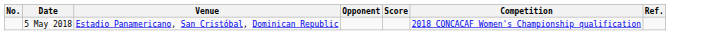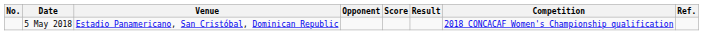+ column: (426, 11)
